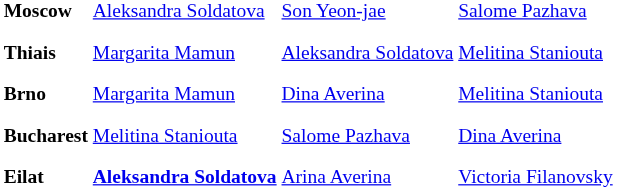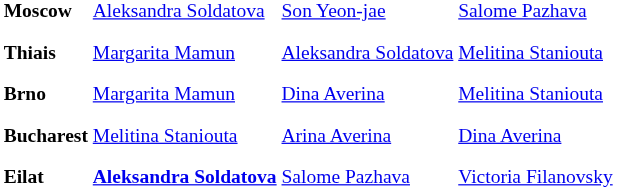(346, 135) Salome Pazhava -> (336, 135) Arina Averina
(336, 176) Arina Averina -> (346, 176) Salome Pazhava
